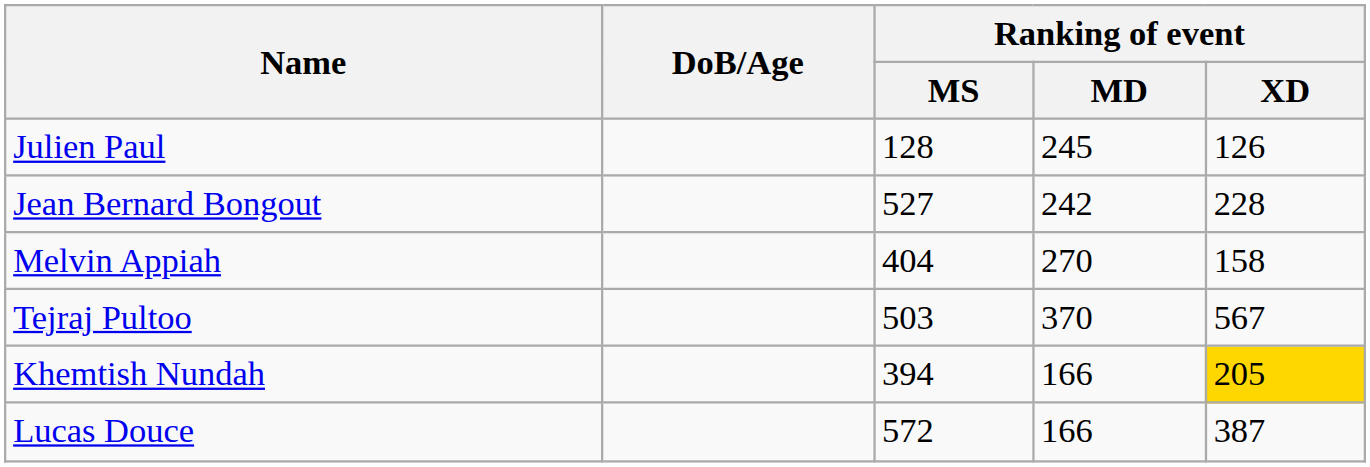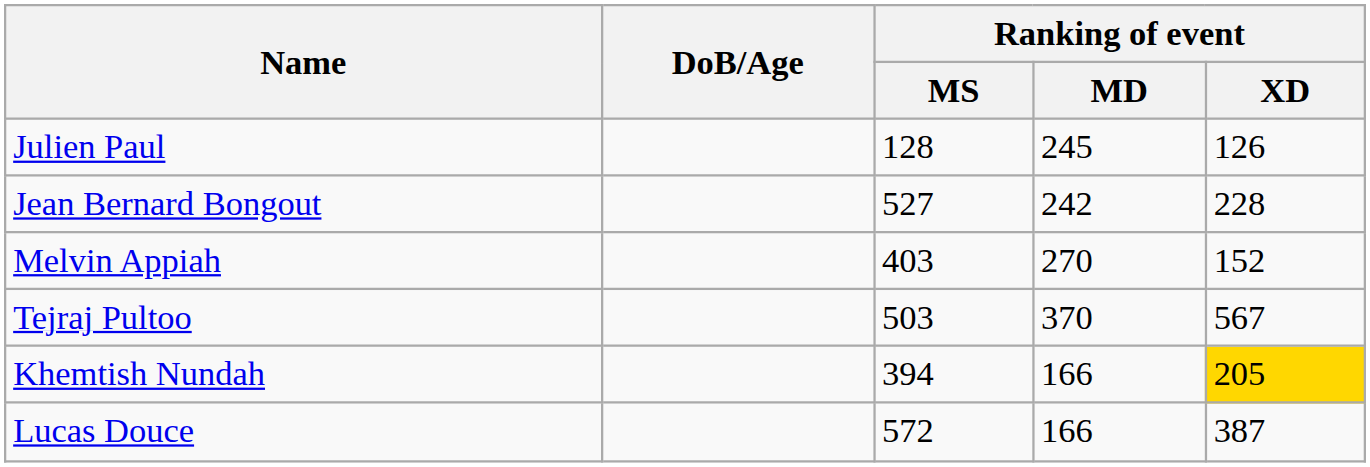(908, 260) 404 -> (908, 260) 403
(1239, 260) 158 -> (1239, 260) 152
